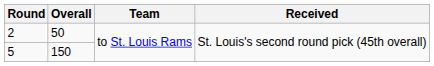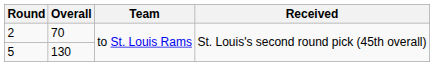(58, 33) 50 -> (58, 33) 70
(61, 52) 150 -> (61, 52) 130
